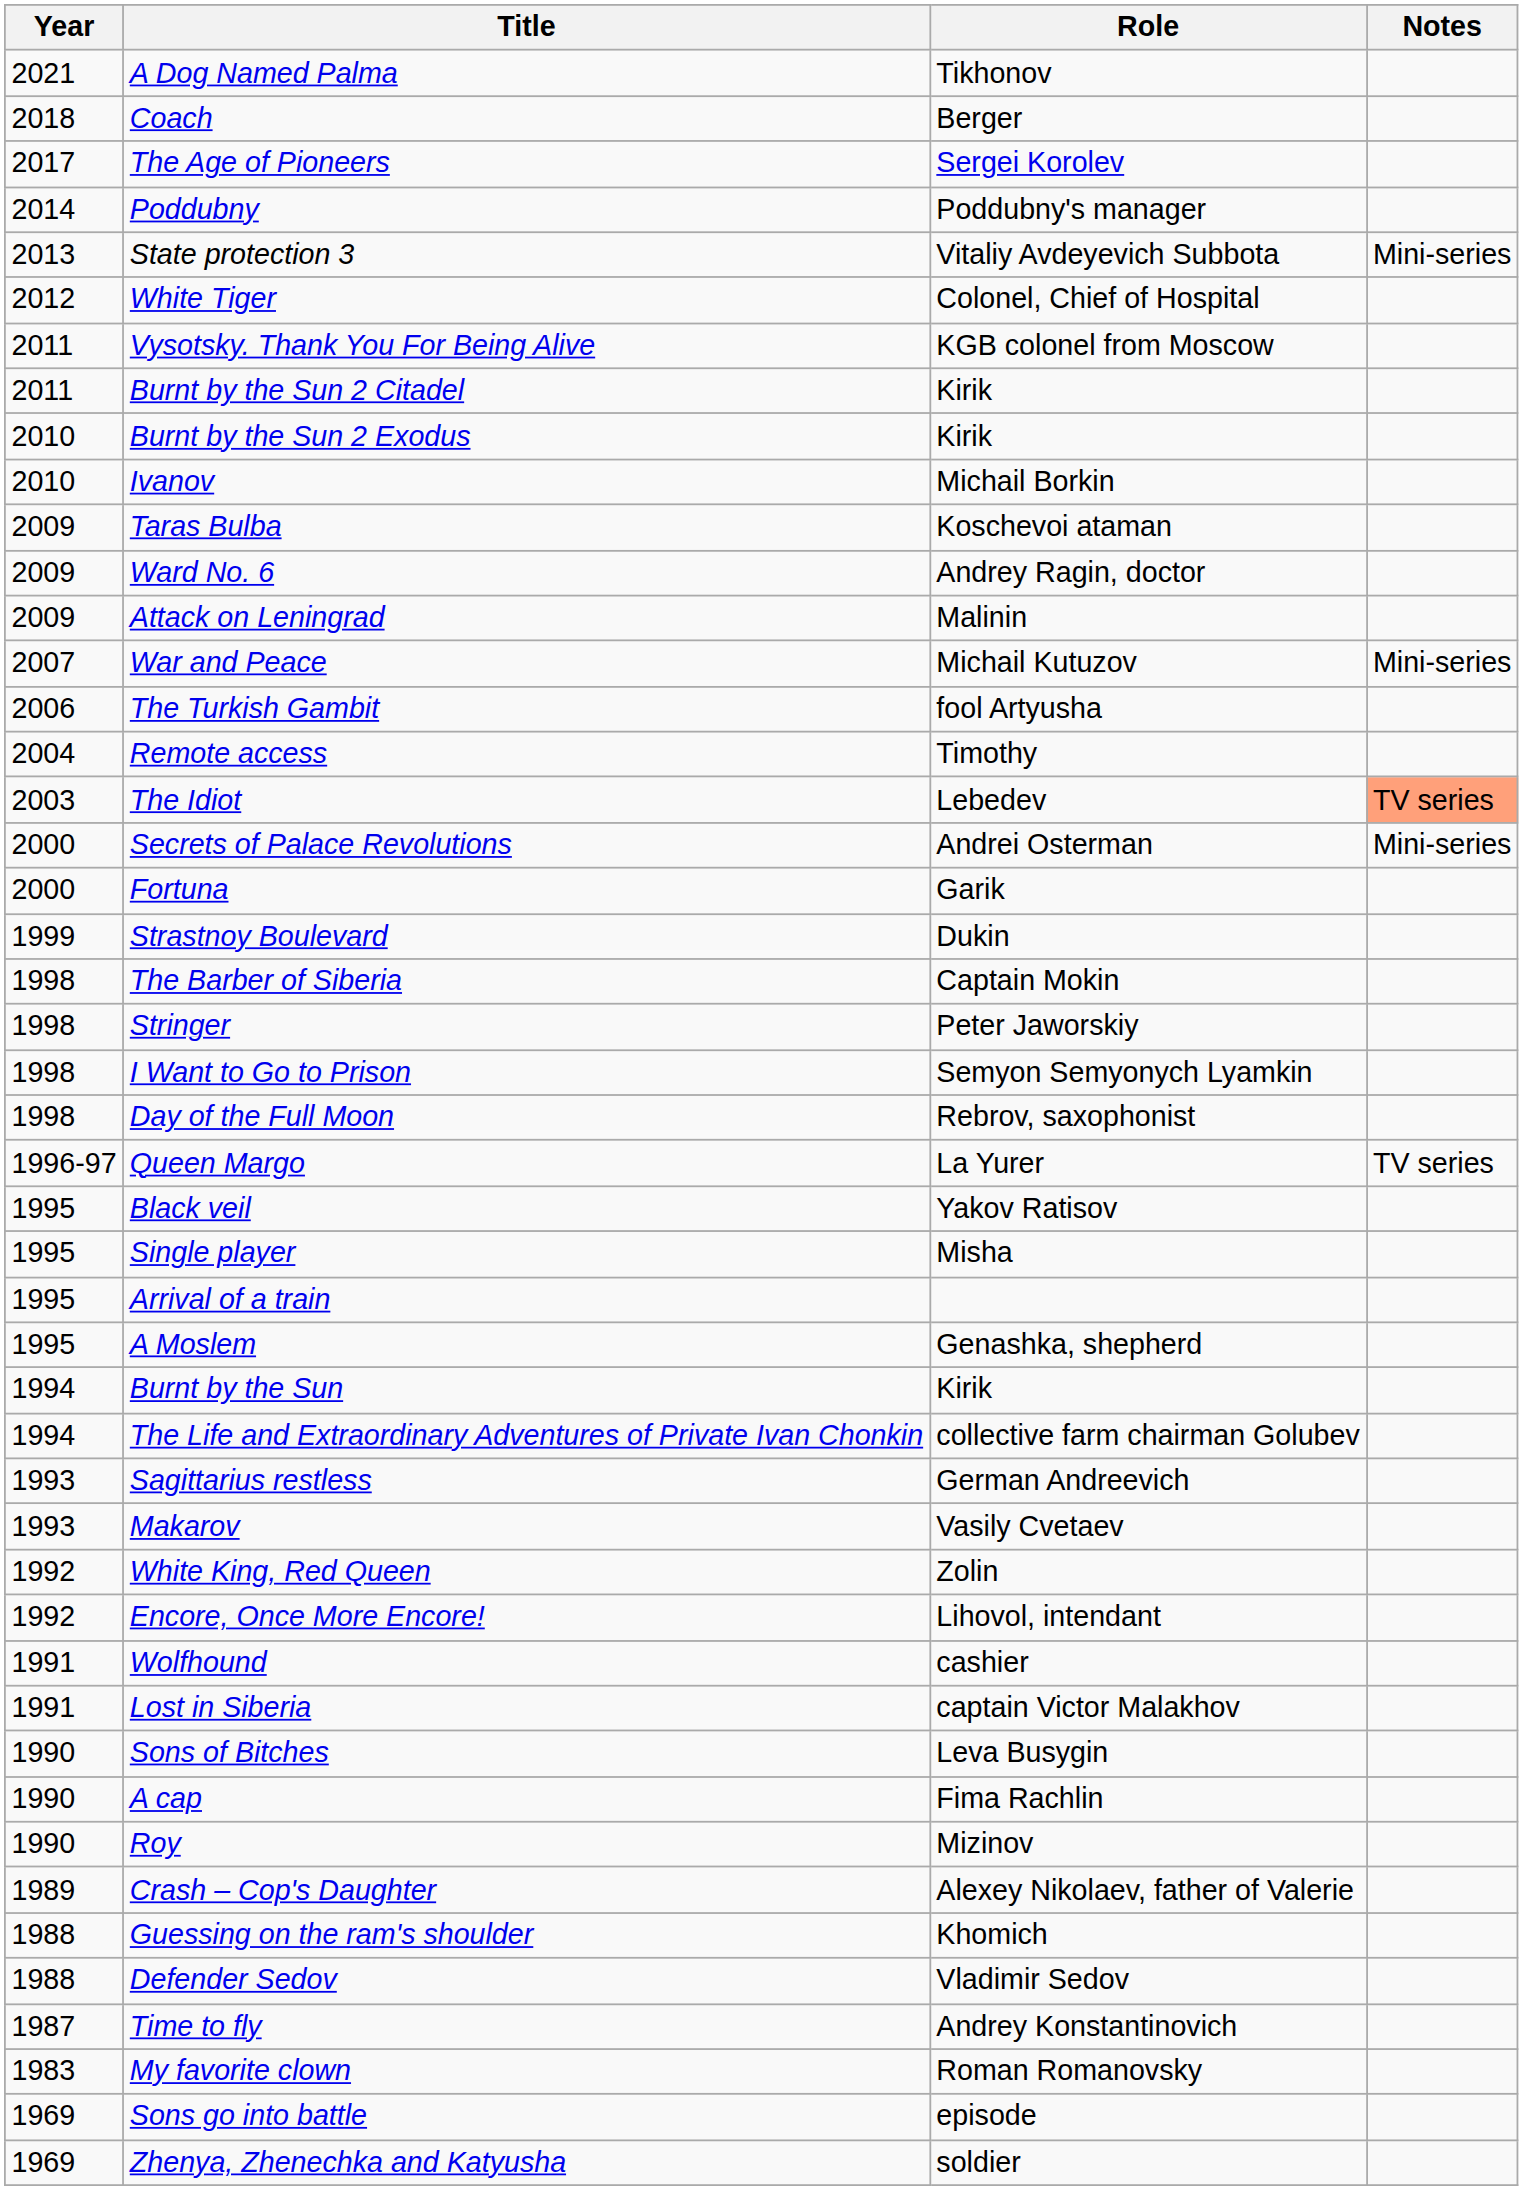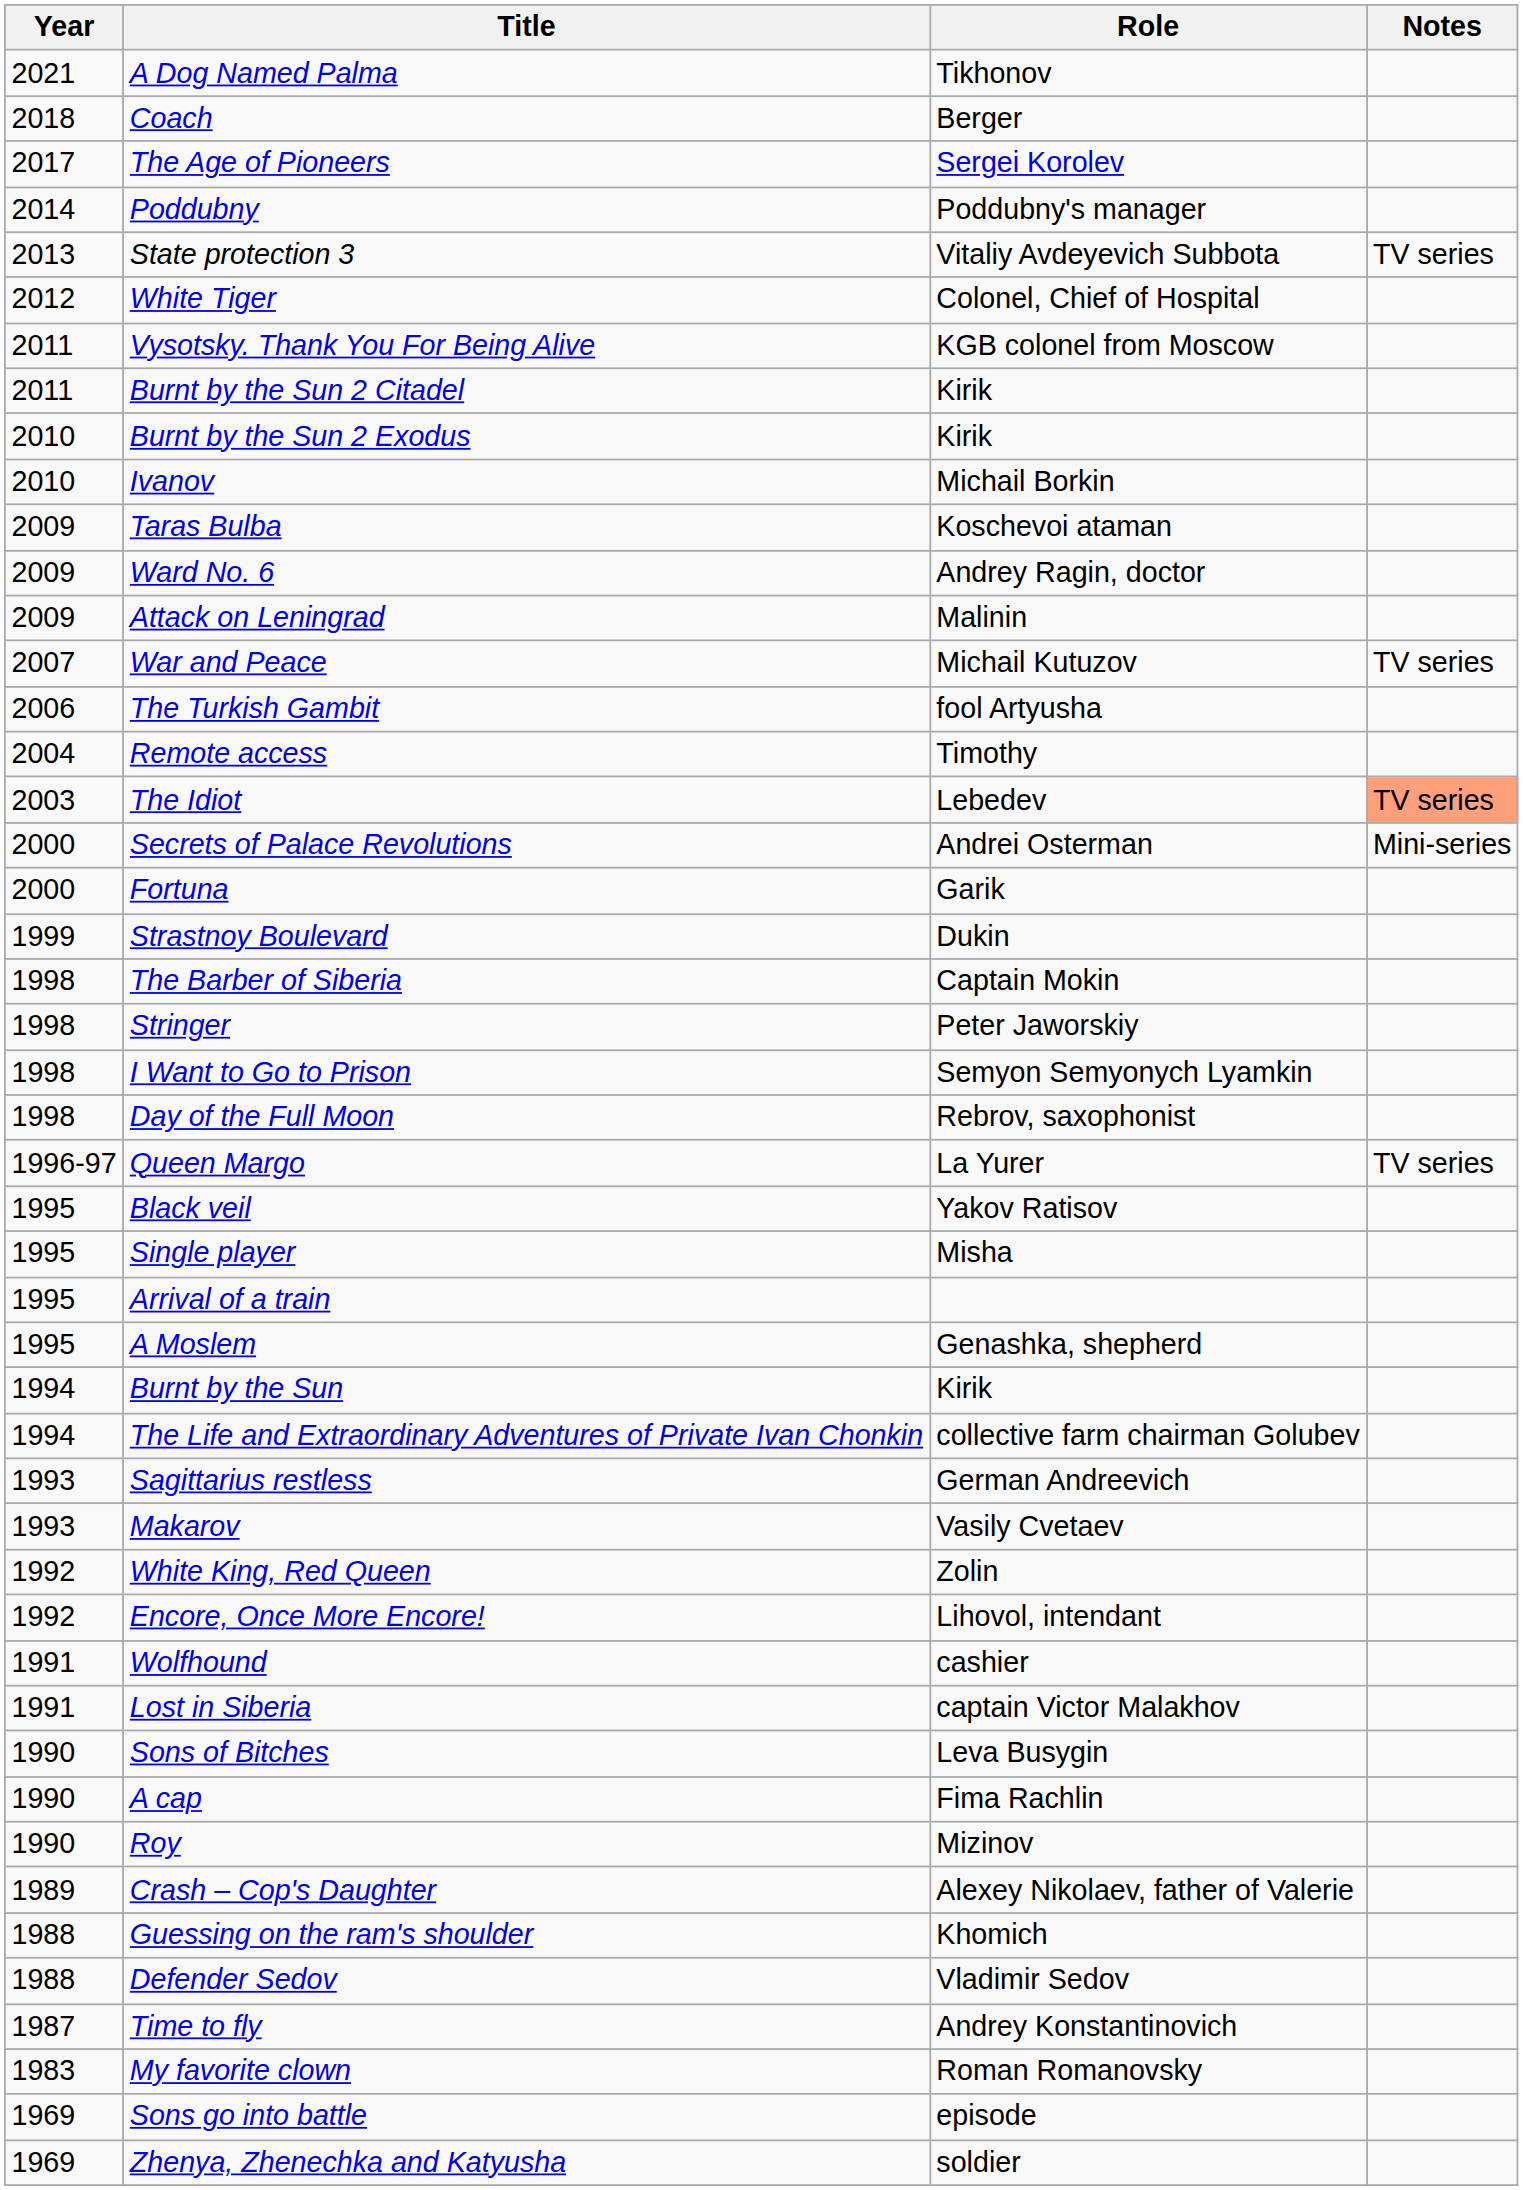(1442, 254) Mini-series -> (1433, 254) TV series
(1442, 663) Mini-series -> (1433, 663) TV series
